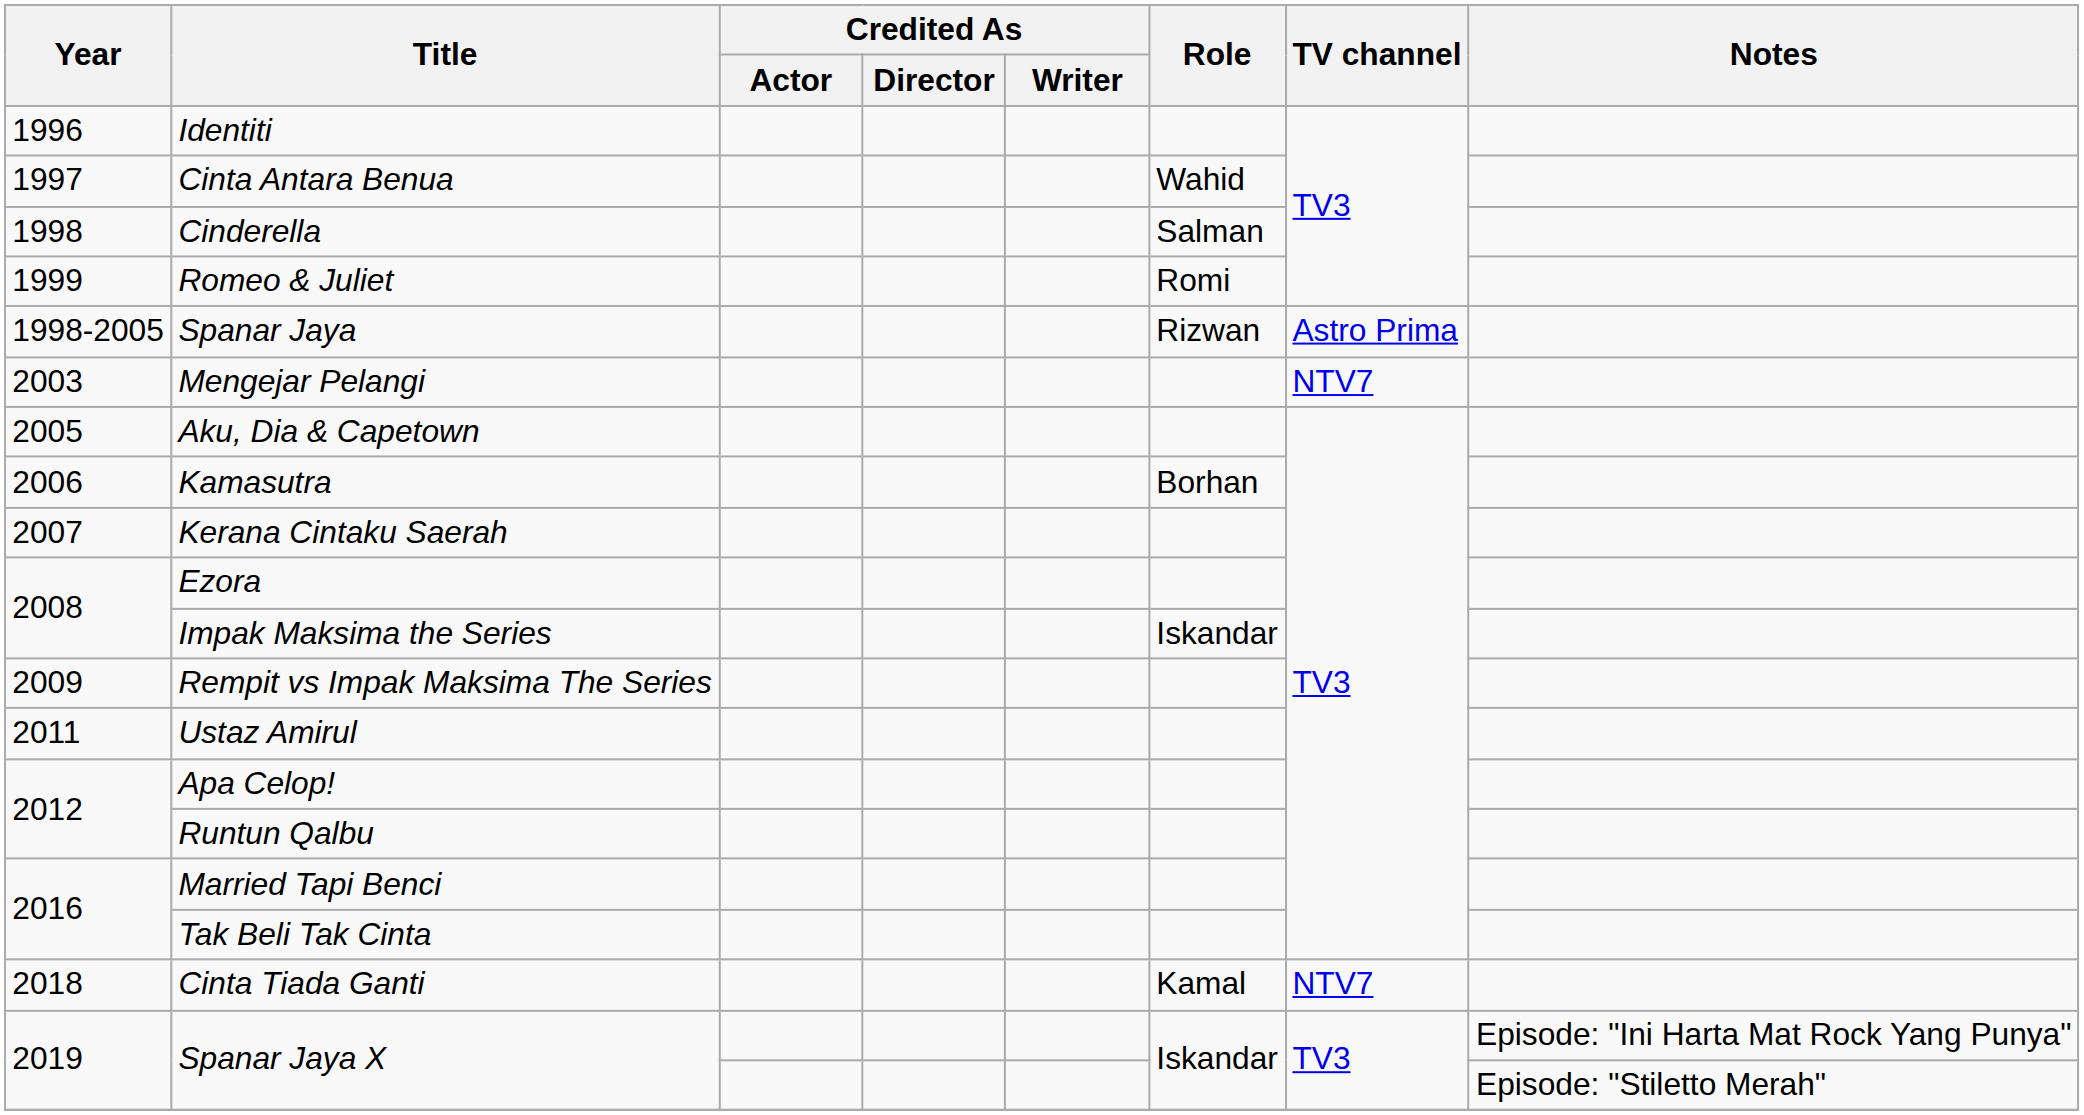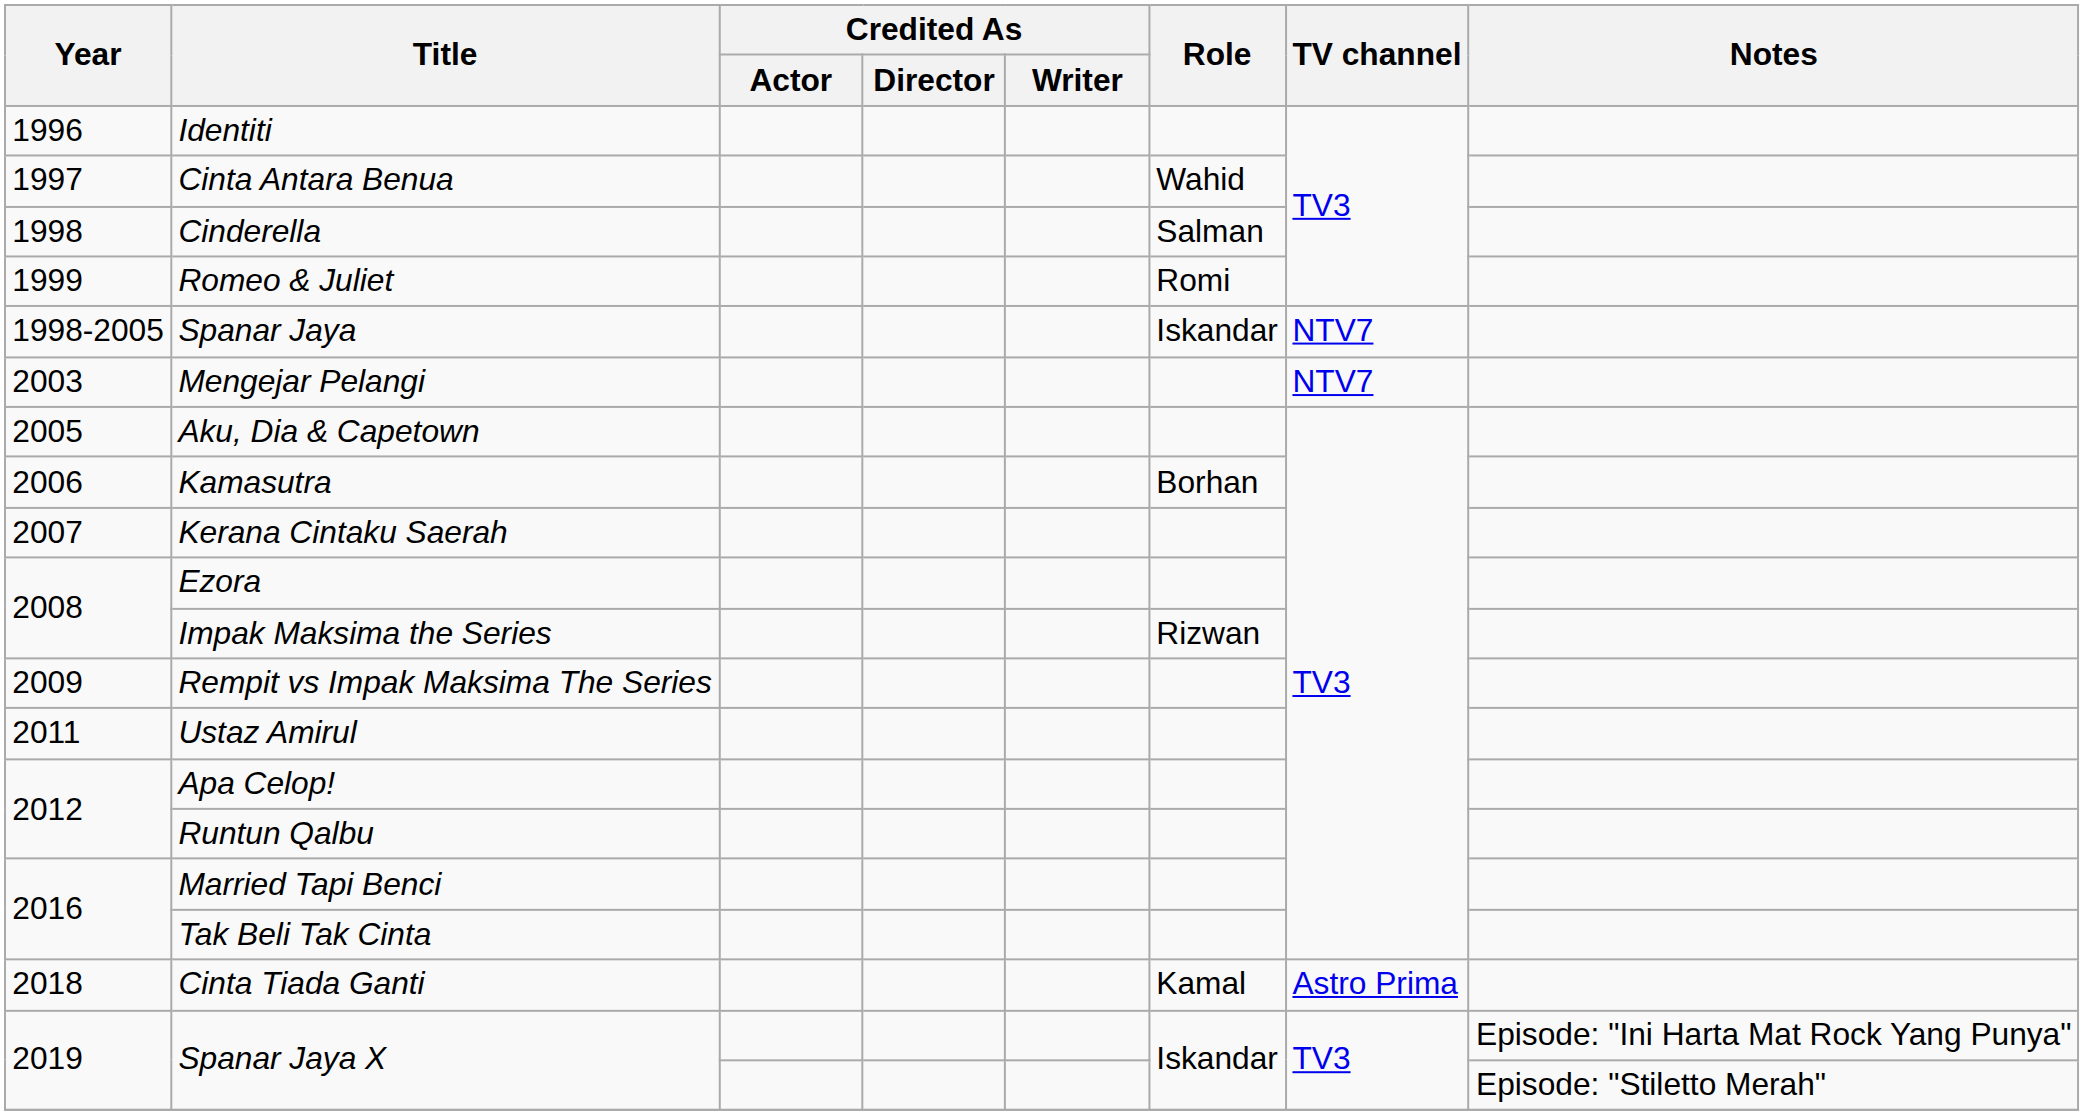(1208, 331) Rizwan -> (1217, 331) Iskandar
(1375, 331) Astro Prima -> (1333, 331) NTV7
(1217, 632) Iskandar -> (1208, 632) Rizwan
(1333, 984) NTV7 -> (1375, 984) Astro Prima
